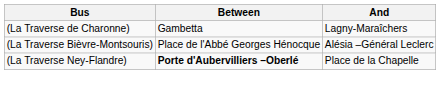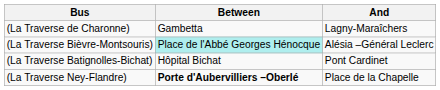(239, 45) no background -> (239, 45) paleturquoise background
+ row: (80, 61)
